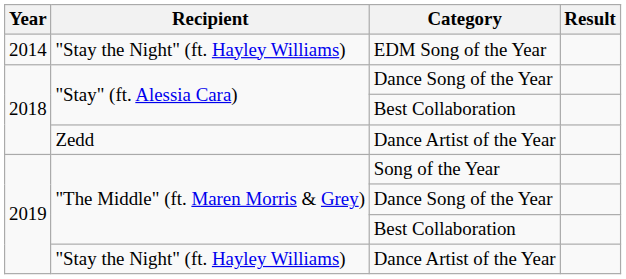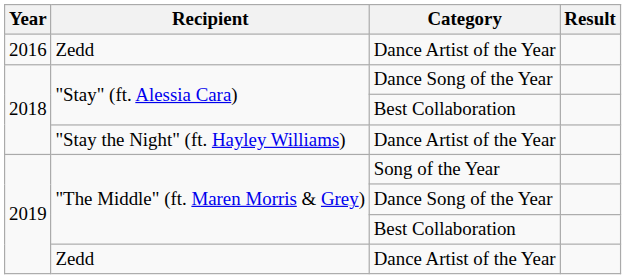- row: (28, 49)
+ row: (28, 49)
(75, 139) Zedd -> (200, 139) "Stay the Night" (ft. Hayley Williams)
(200, 259) "Stay the Night" (ft. Hayley Williams) -> (75, 259) Zedd
